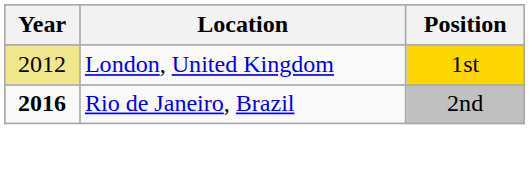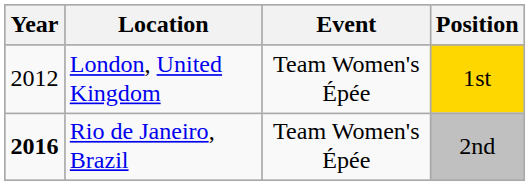+ column: (346, 24)
(42, 64) khaki background -> (35, 78) no background
